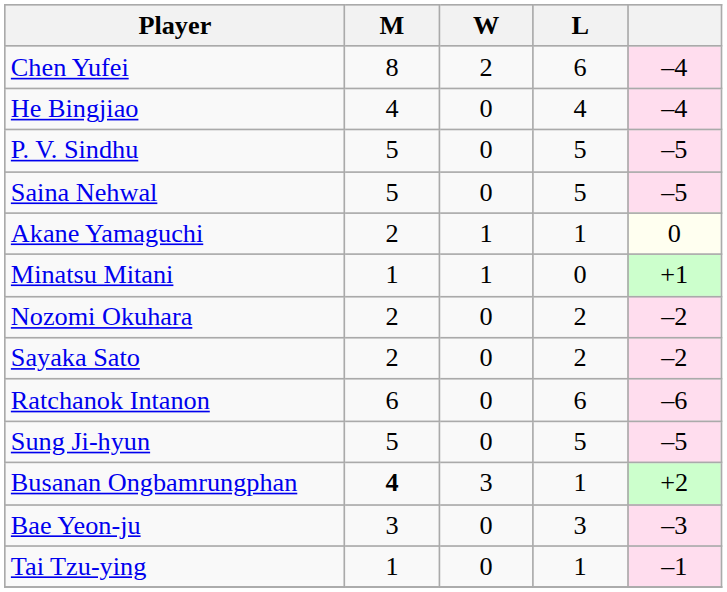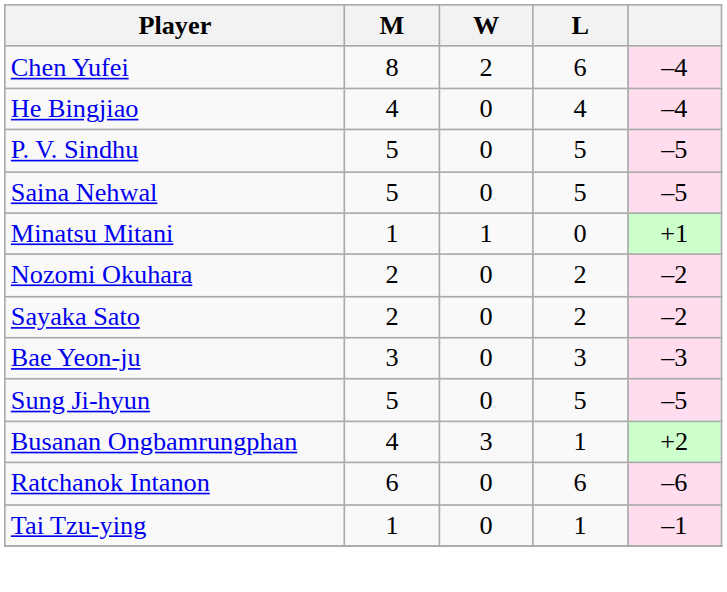- row: (107, 233)
rows swapped: (76, 524) <-> (110, 399)
(392, 483) bold -> (392, 441) normal
